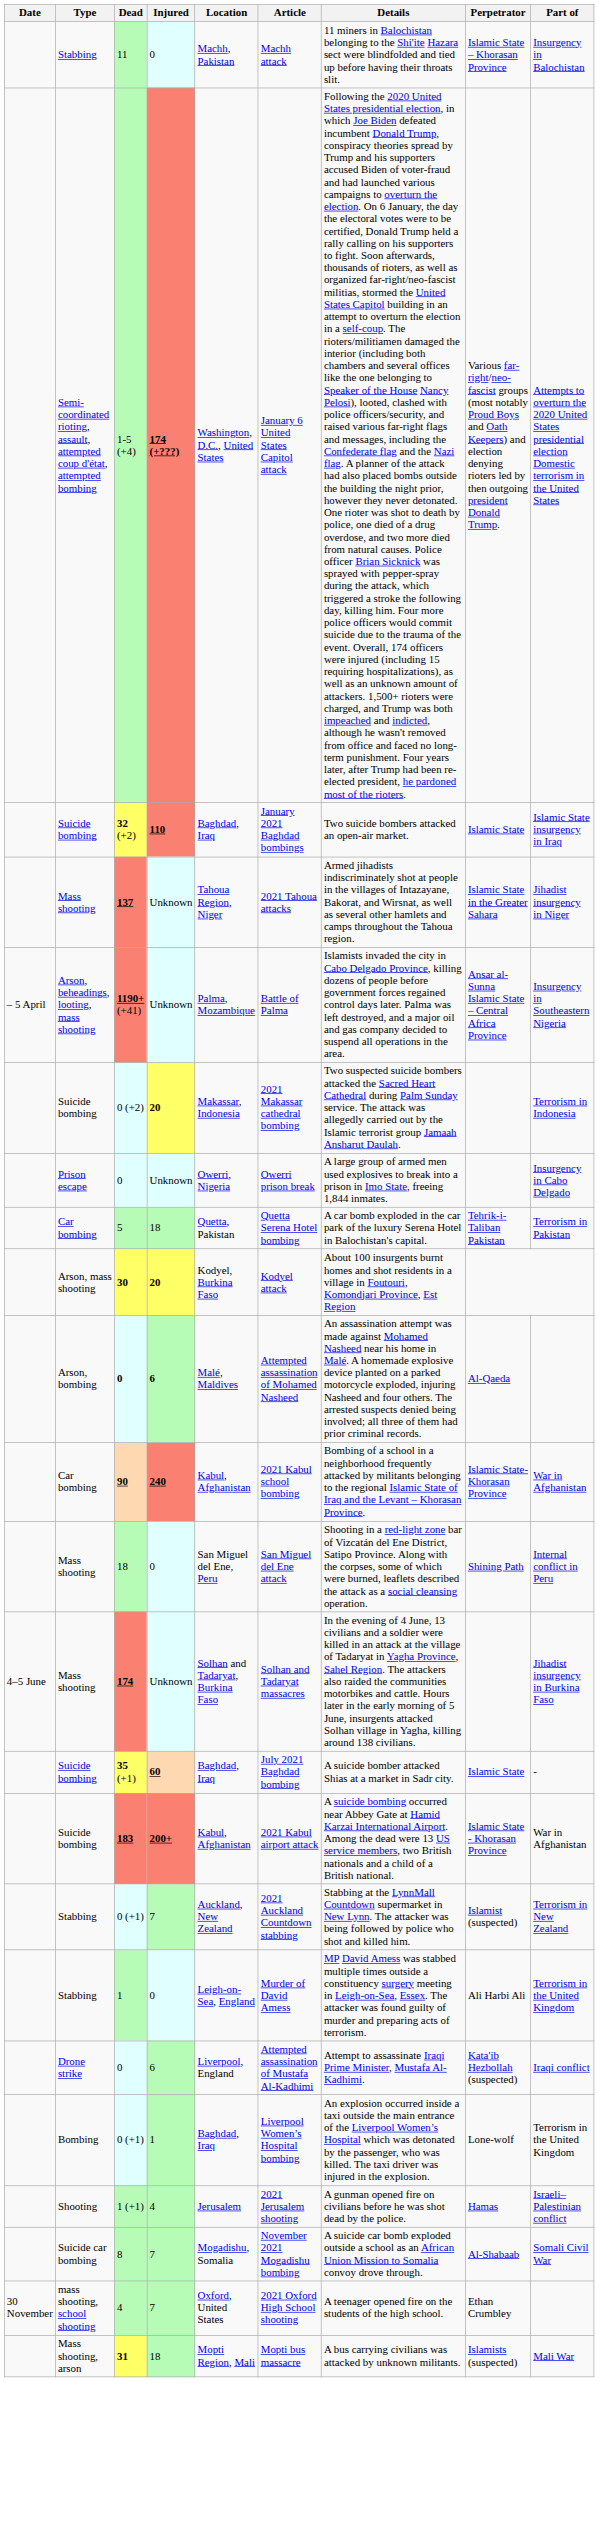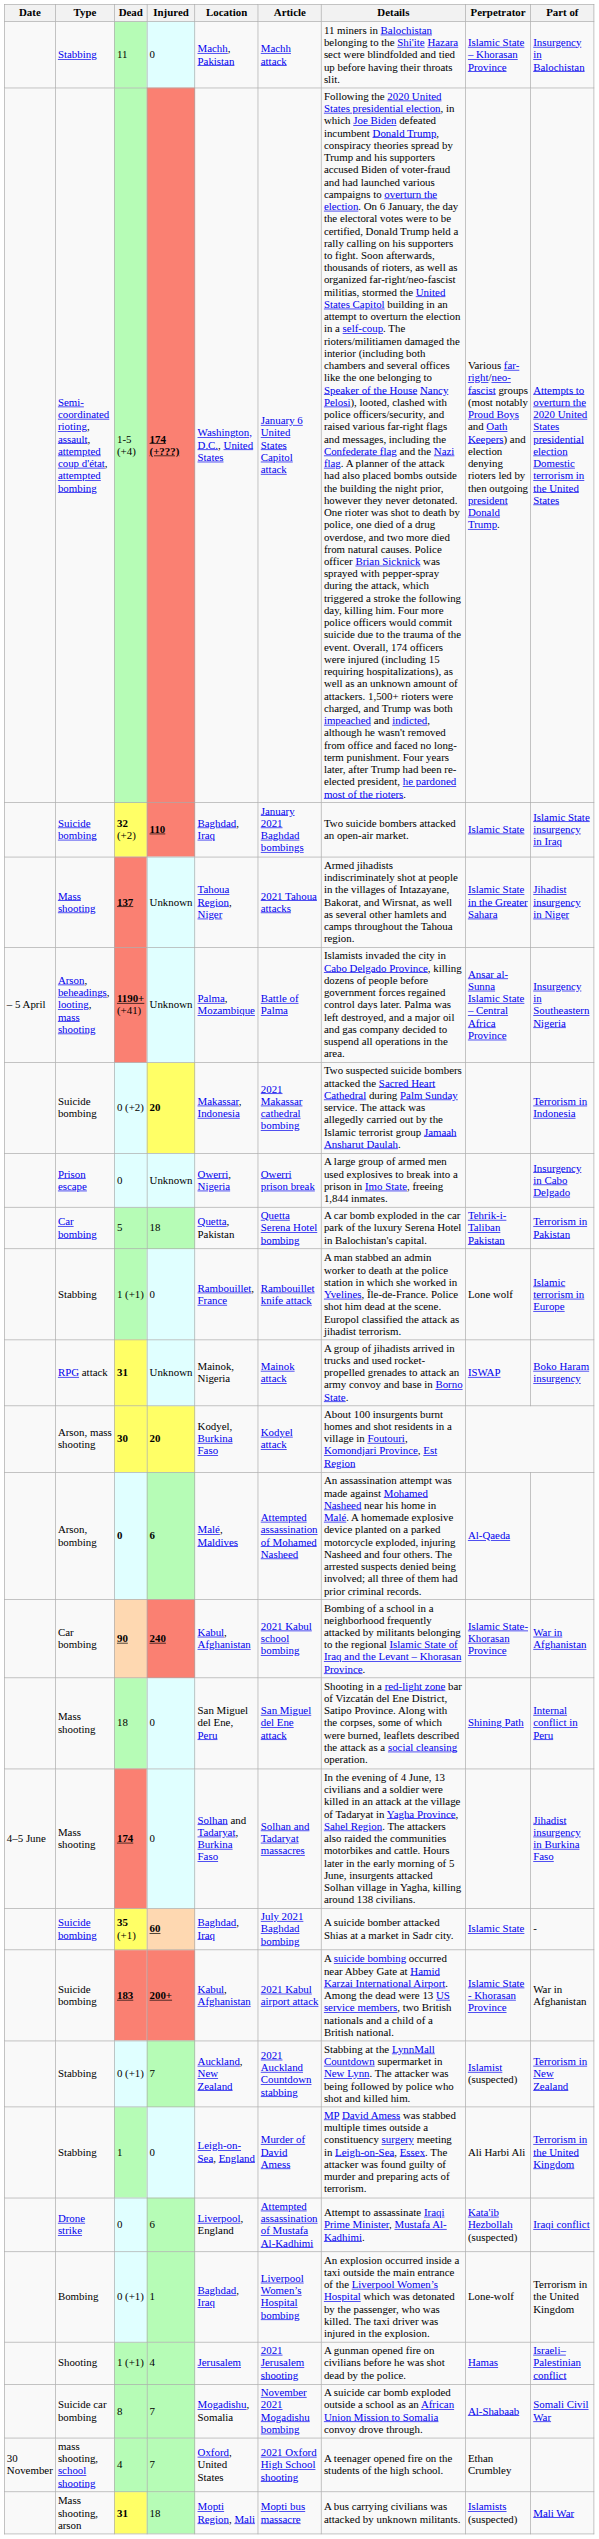+ row: (77, 1294)
+ row: (83, 1372)
(171, 1681) Unknown -> (152, 1838) 0
